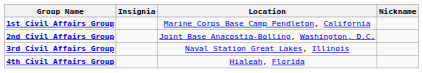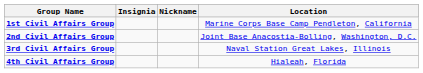columns swapped: (398, 11) <-> (267, 11)
